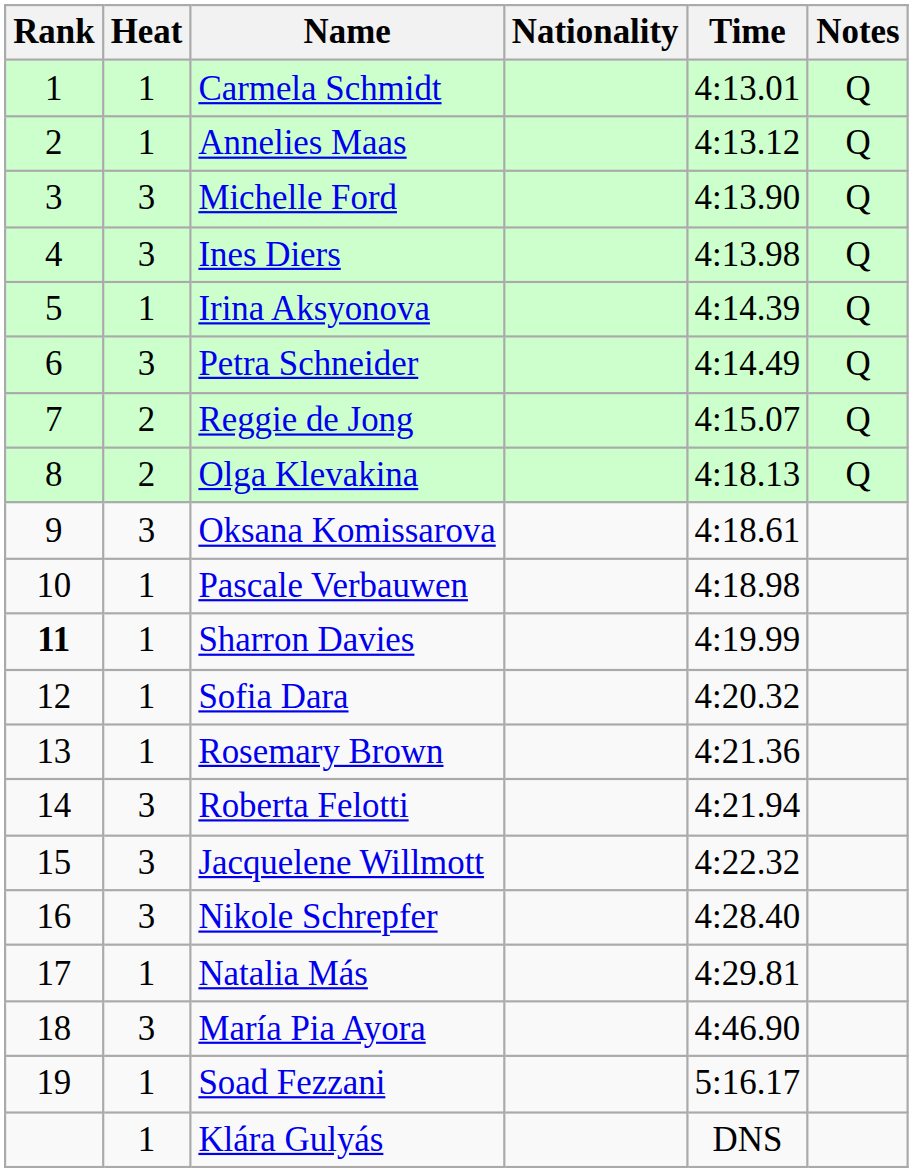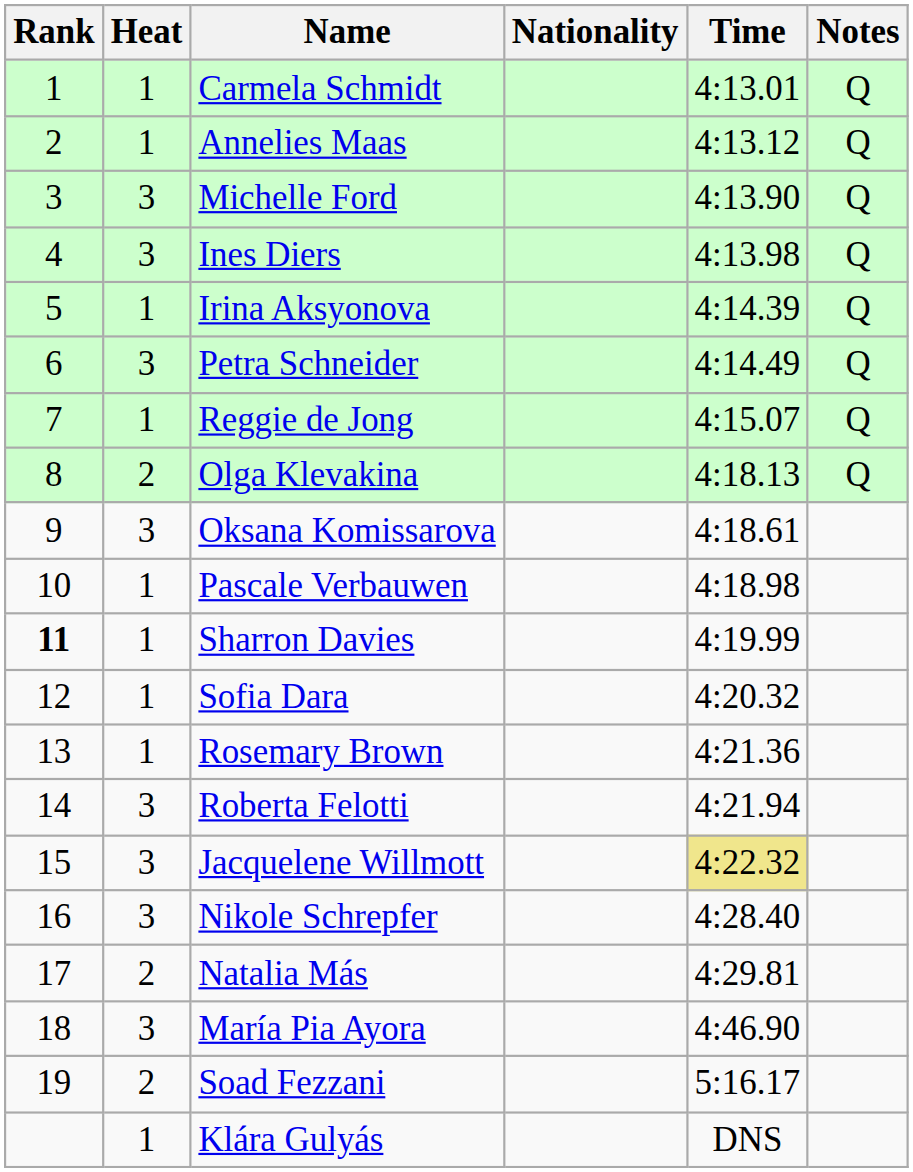(146, 419) 2 -> (146, 419) 1
(747, 861) no background -> (747, 861) khaki background
(146, 972) 1 -> (146, 972) 2
(146, 1083) 1 -> (146, 1083) 2
